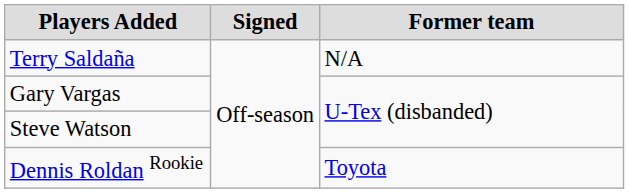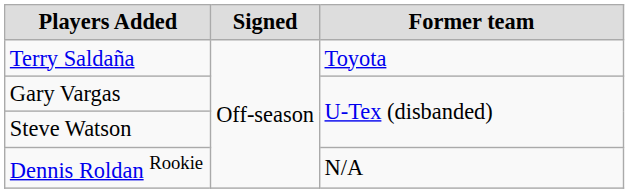(344, 57) N/A -> (355, 57) Toyota
(355, 167) Toyota -> (344, 167) N/A
